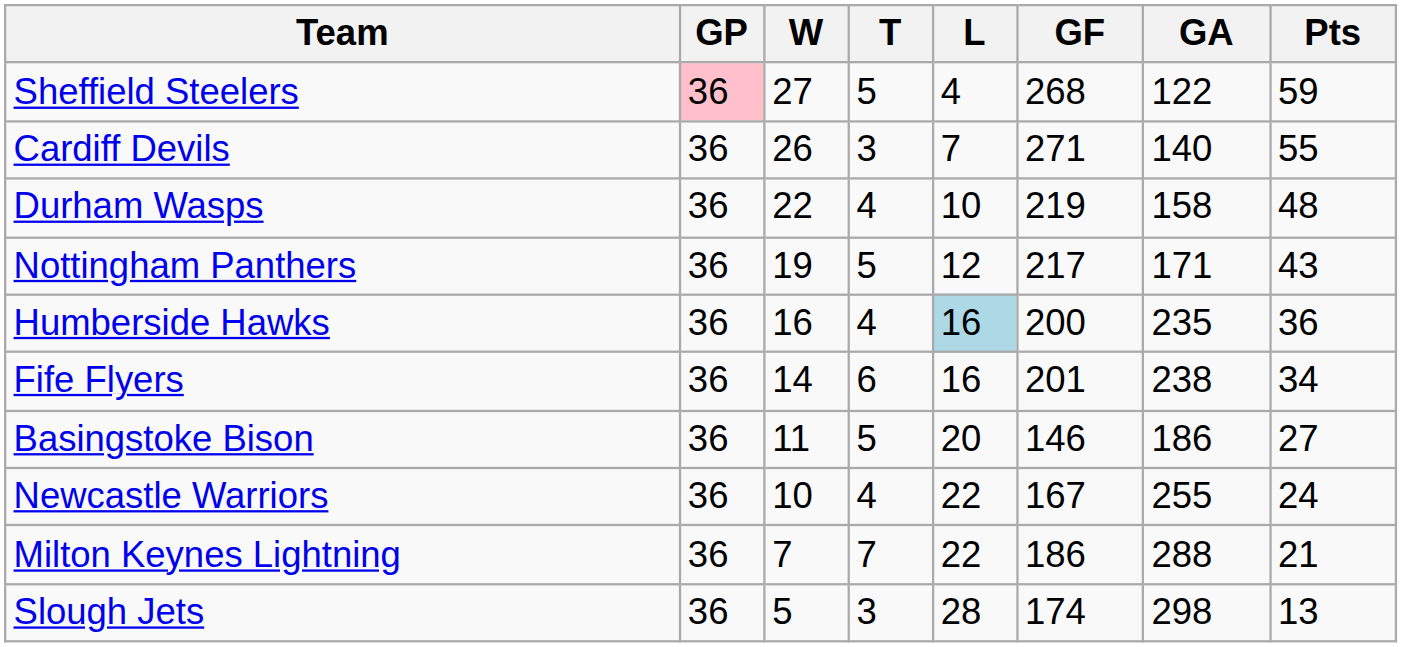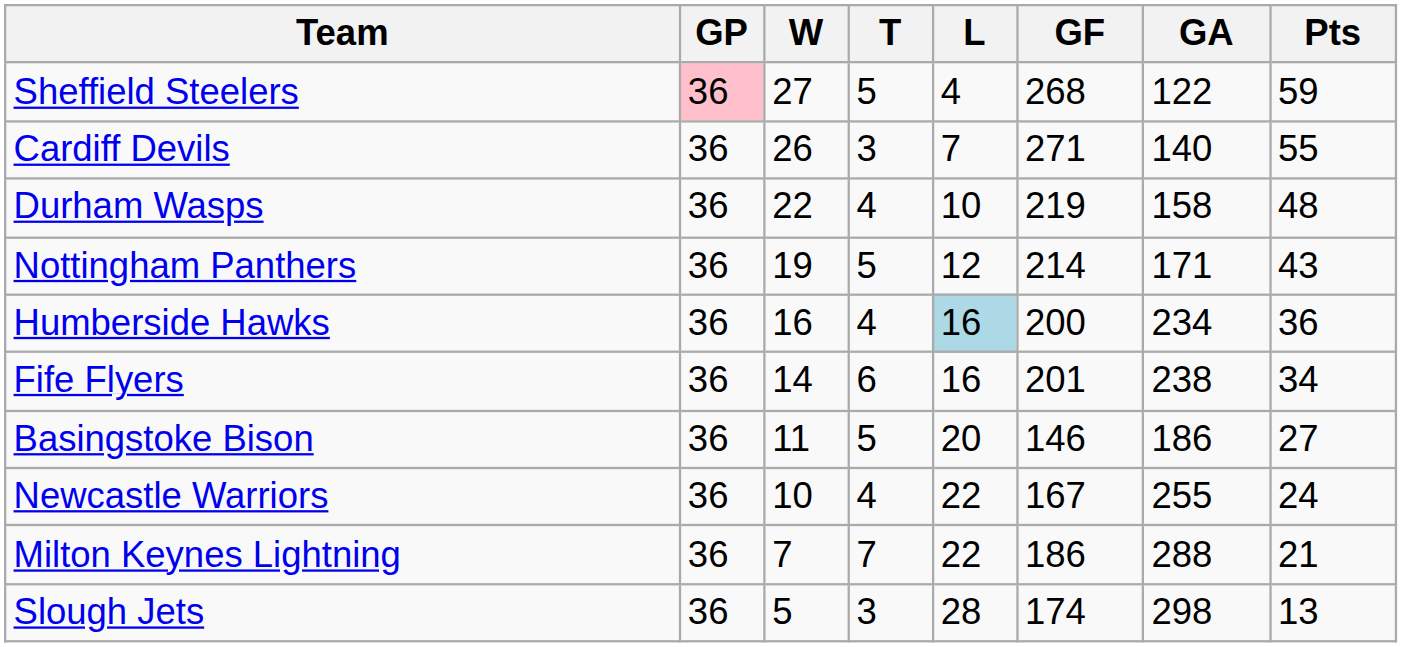(1055, 264) 217 -> (1055, 264) 214
(1182, 322) 235 -> (1182, 322) 234
